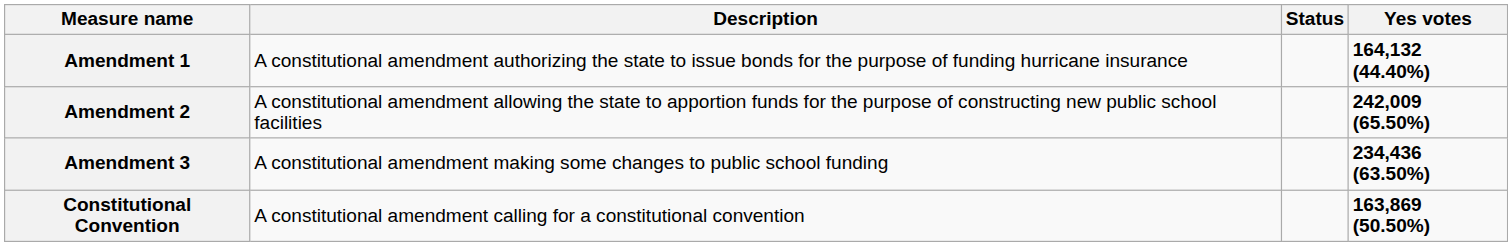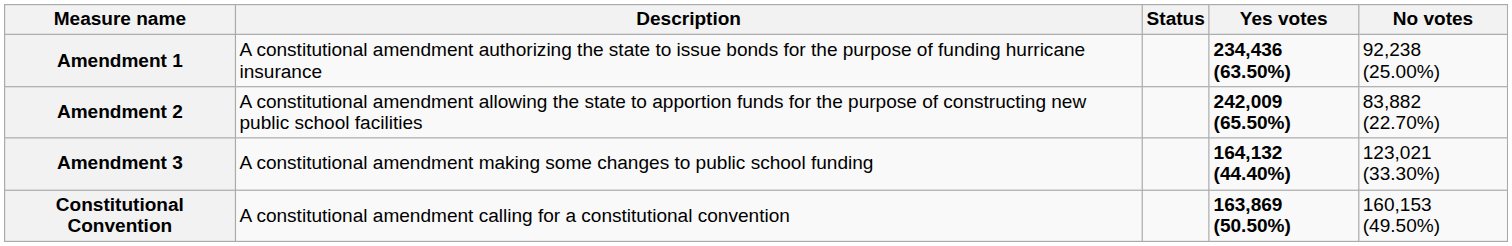+ column: (1433, 19)
(1391, 60) 164,132 (44.40%) -> (1252, 60) 234,436 (63.50%)
(1391, 163) 234,436 (63.50%) -> (1252, 163) 164,132 (44.40%)
